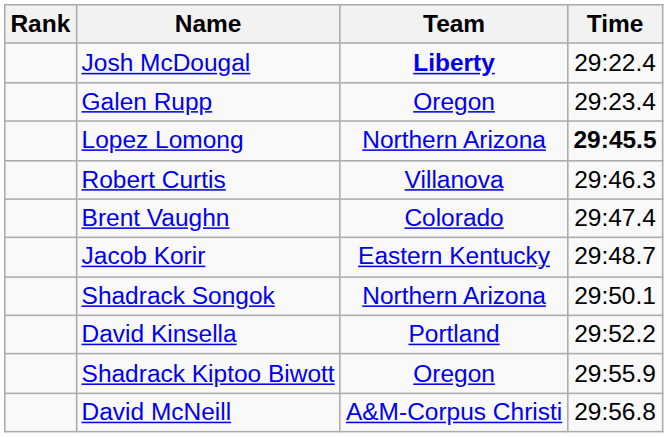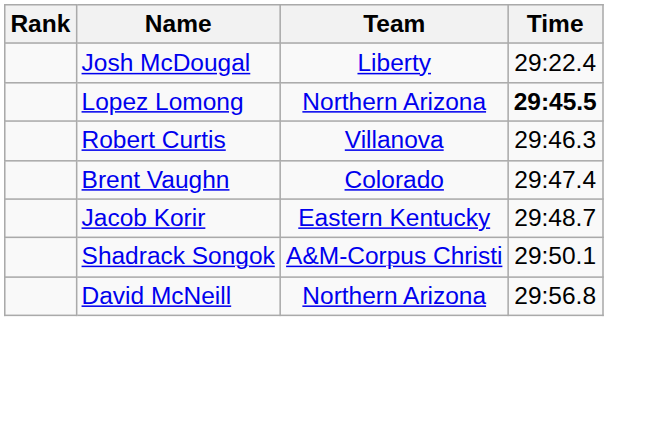(454, 62) bold -> (394, 62) normal
- row: (147, 101)
(454, 295) Northern Arizona -> (394, 256) A&M-Corpus Christi
- row: (159, 334)
- row: (208, 373)
(454, 412) A&M-Corpus Christi -> (394, 295) Northern Arizona
